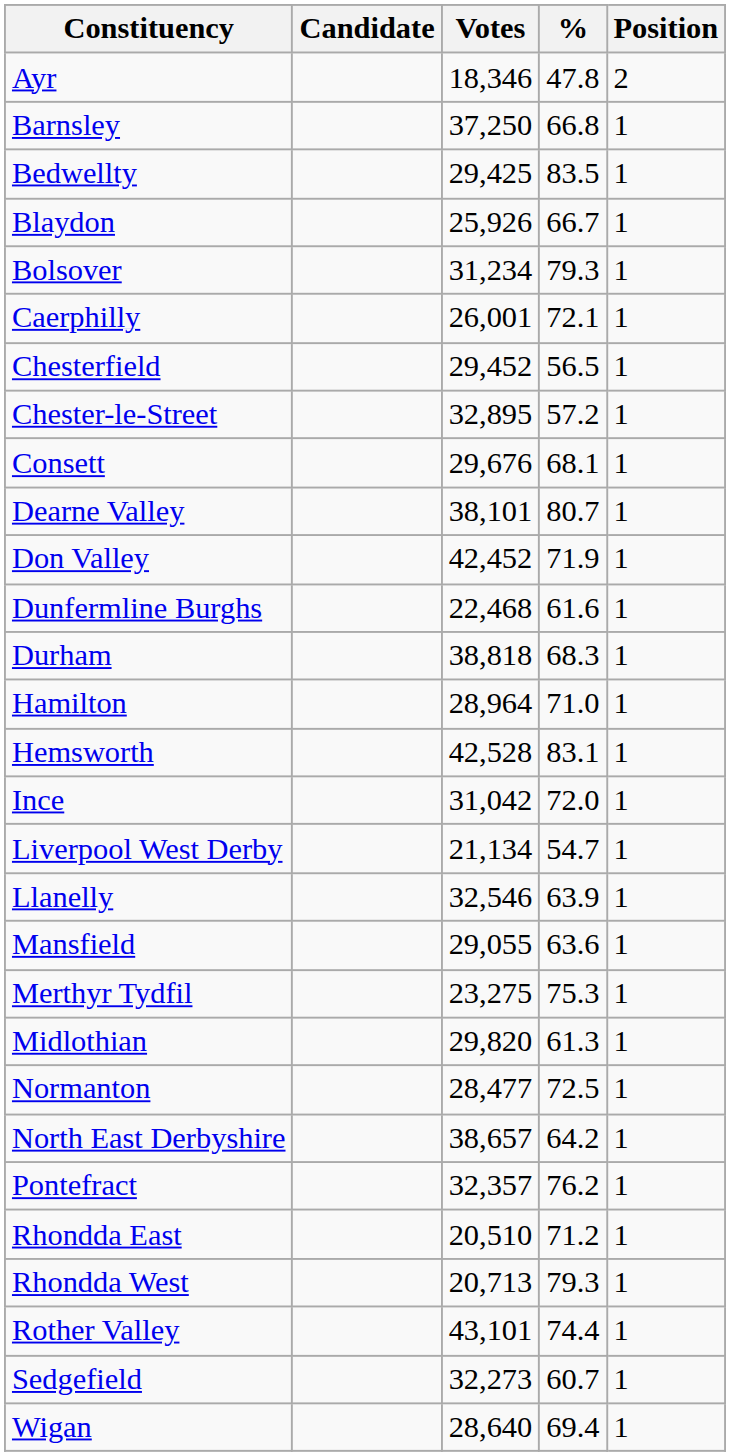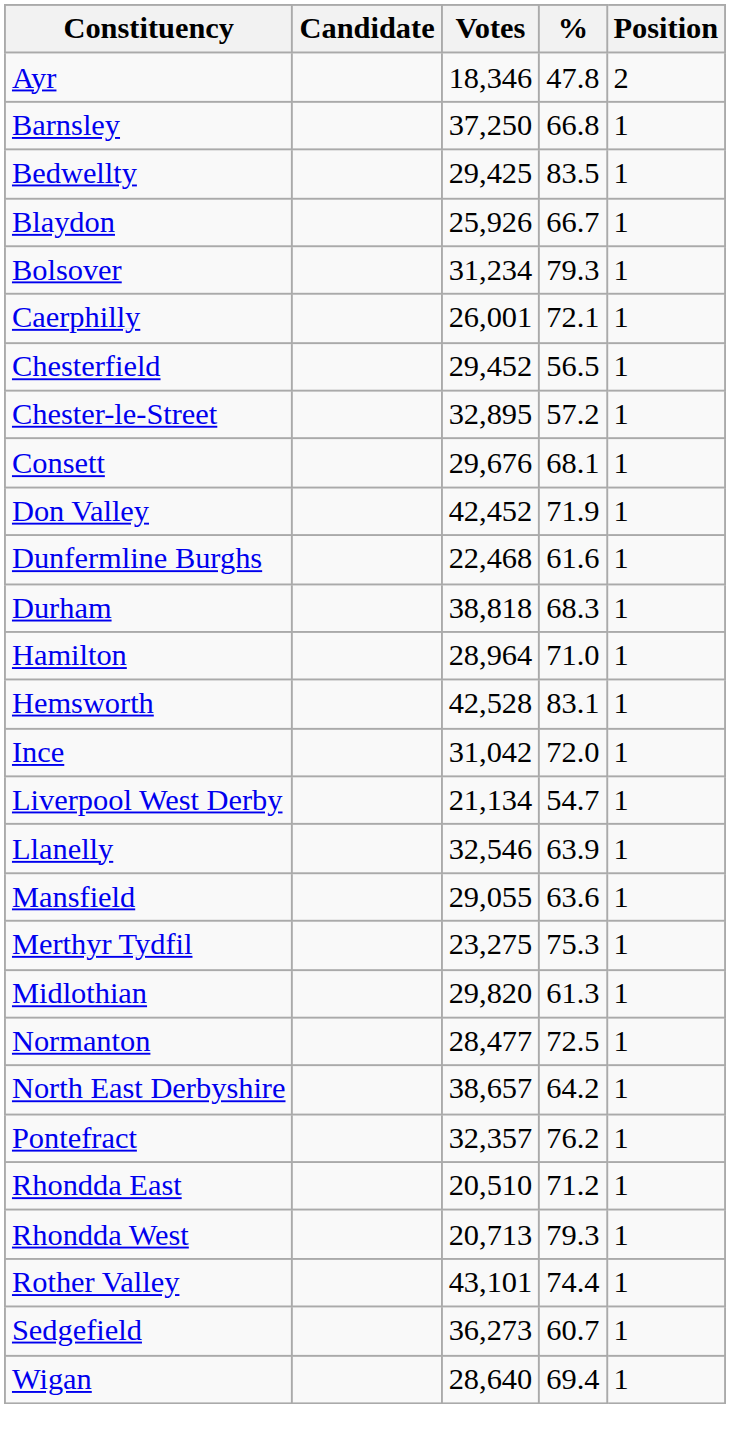- row: (98, 510)
(490, 1378) 32,273 -> (490, 1330) 36,273
